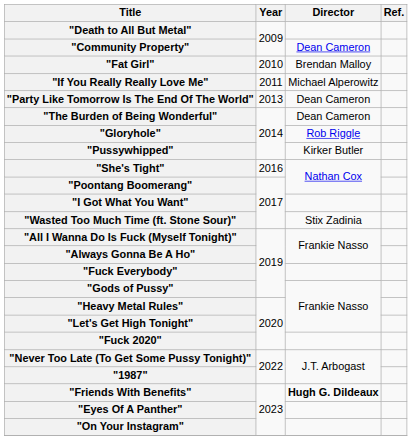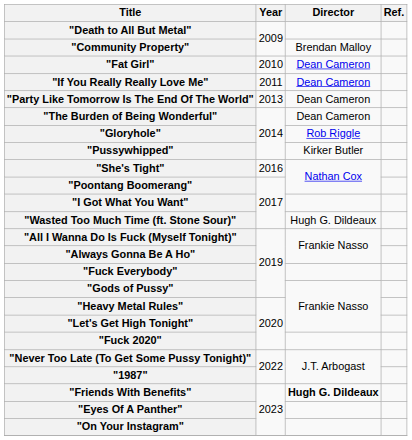(333, 47) Dean Cameron -> (333, 47) Brendan Malloy
(333, 64) Brendan Malloy -> (333, 64) Dean Cameron
(333, 82) Michael Alperowitz -> (333, 82) Dean Cameron
(333, 220) Stix Zadinia -> (333, 220) Hugh G. Dildeaux
